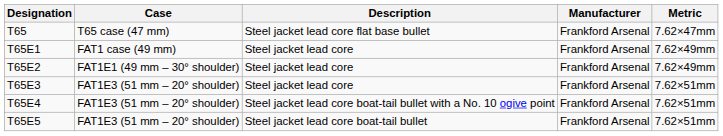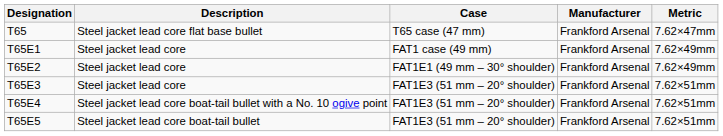columns swapped: (158, 13) <-> (400, 13)
